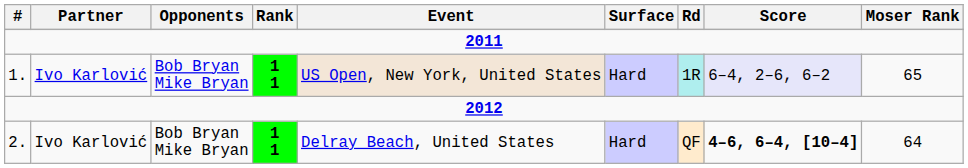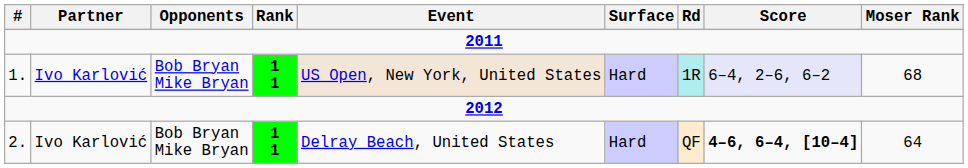(913, 75) 65 -> (913, 75) 68
